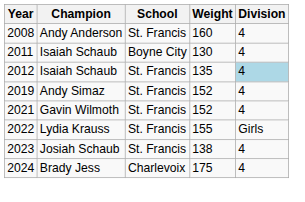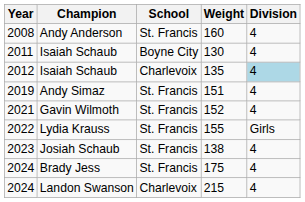(157, 71) St. Francis -> (168, 71) Charlevoix
(202, 91) 152 -> (214, 91) 151
(157, 168) Charlevoix -> (168, 168) St. Francis
+ row: (21, 187)
